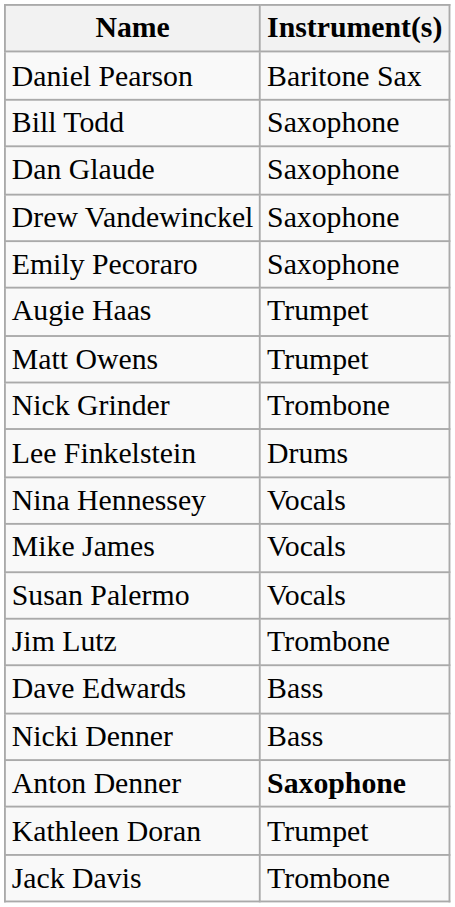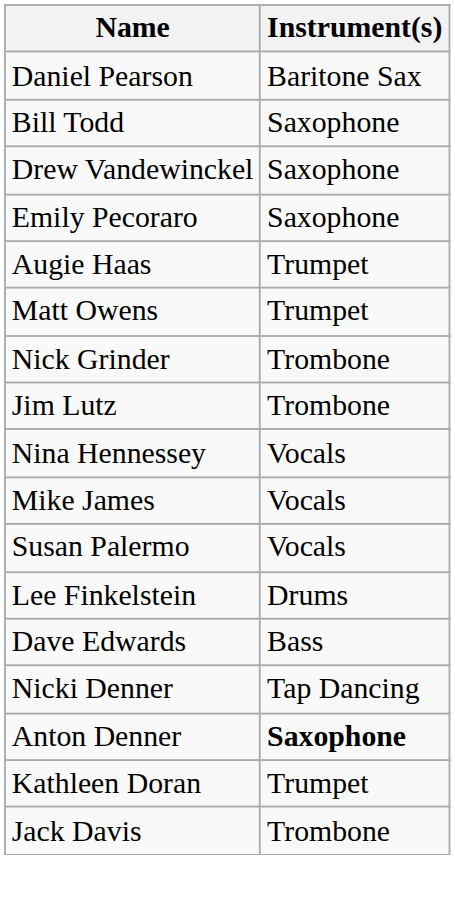- row: (83, 169)
rows swapped: (64, 641) <-> (104, 452)
(295, 736) Bass -> (343, 688) Tap Dancing
